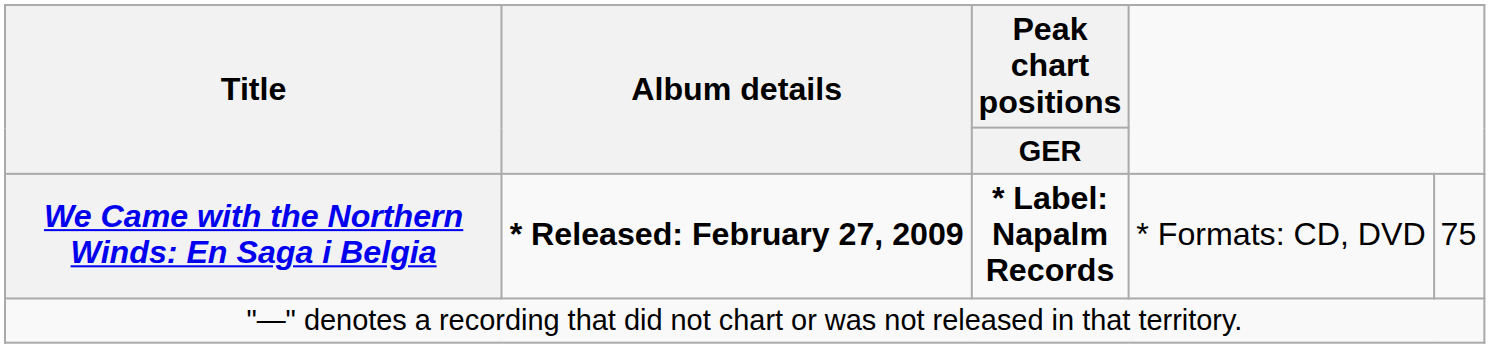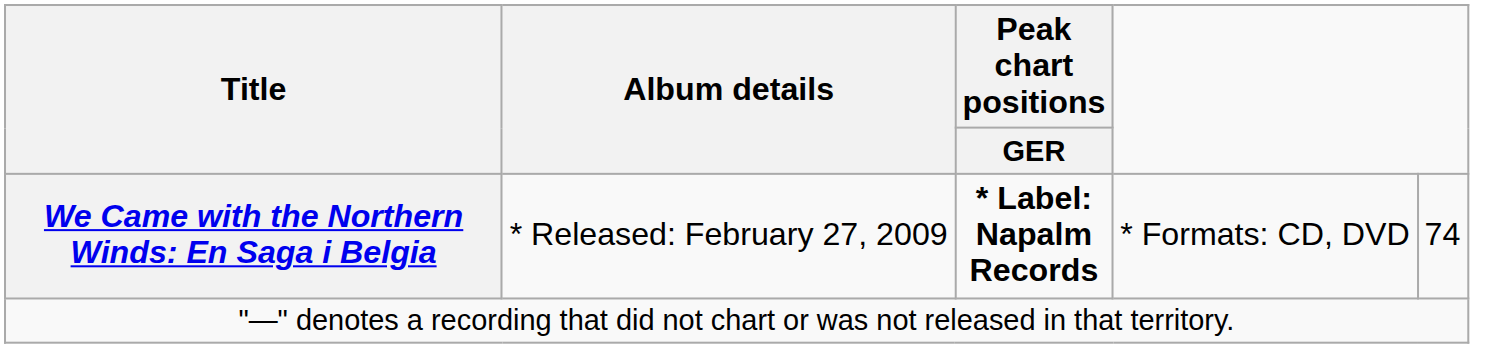(737, 235) bold -> (729, 235) normal
(1458, 235) 75 -> (1442, 235) 74
